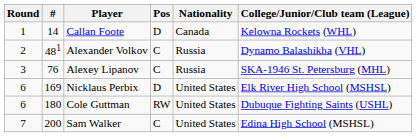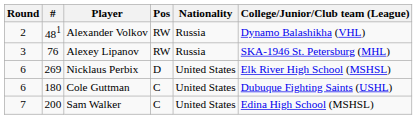- row: (95, 31)
(157, 50) C -> (162, 32) RW
(157, 69) C -> (162, 51) RW
(53, 87) 169 -> (53, 69) 269
(162, 105) RW -> (157, 87) C
